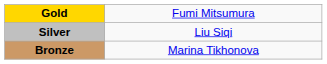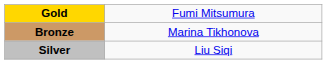rows swapped: (54, 31) <-> (54, 50)
